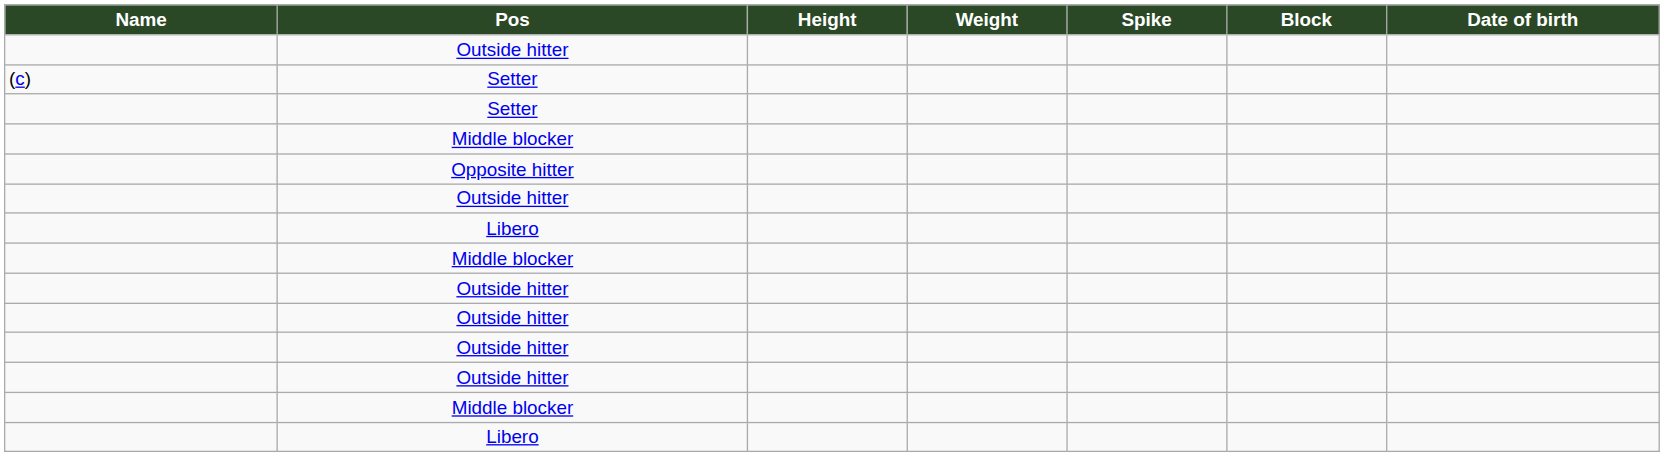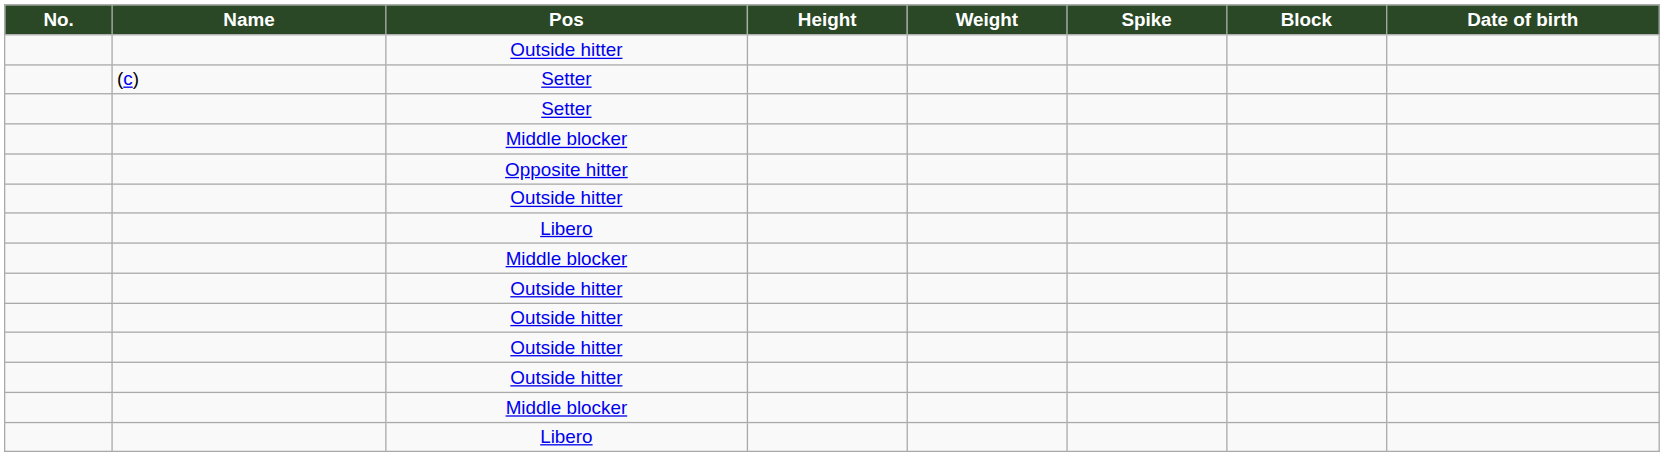+ column: (59, 20)
